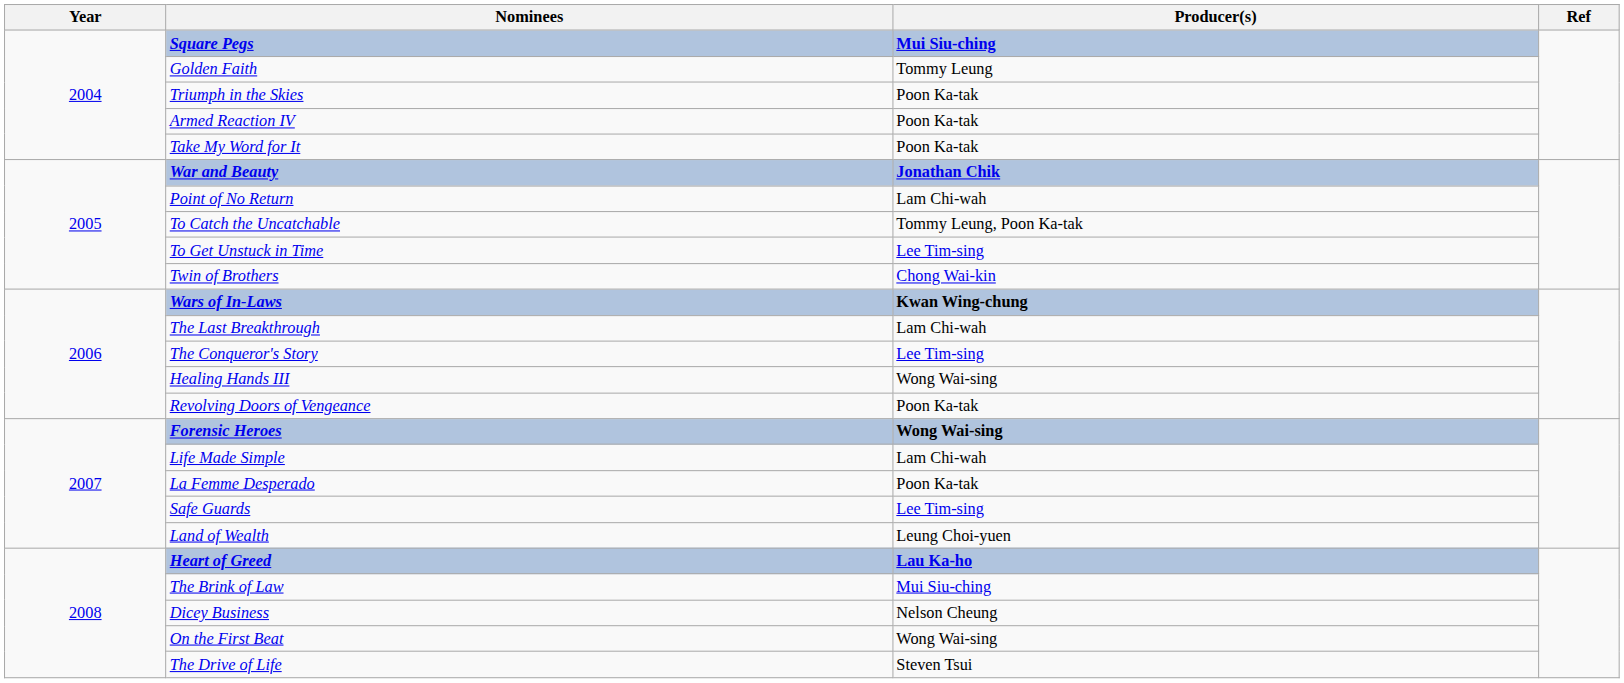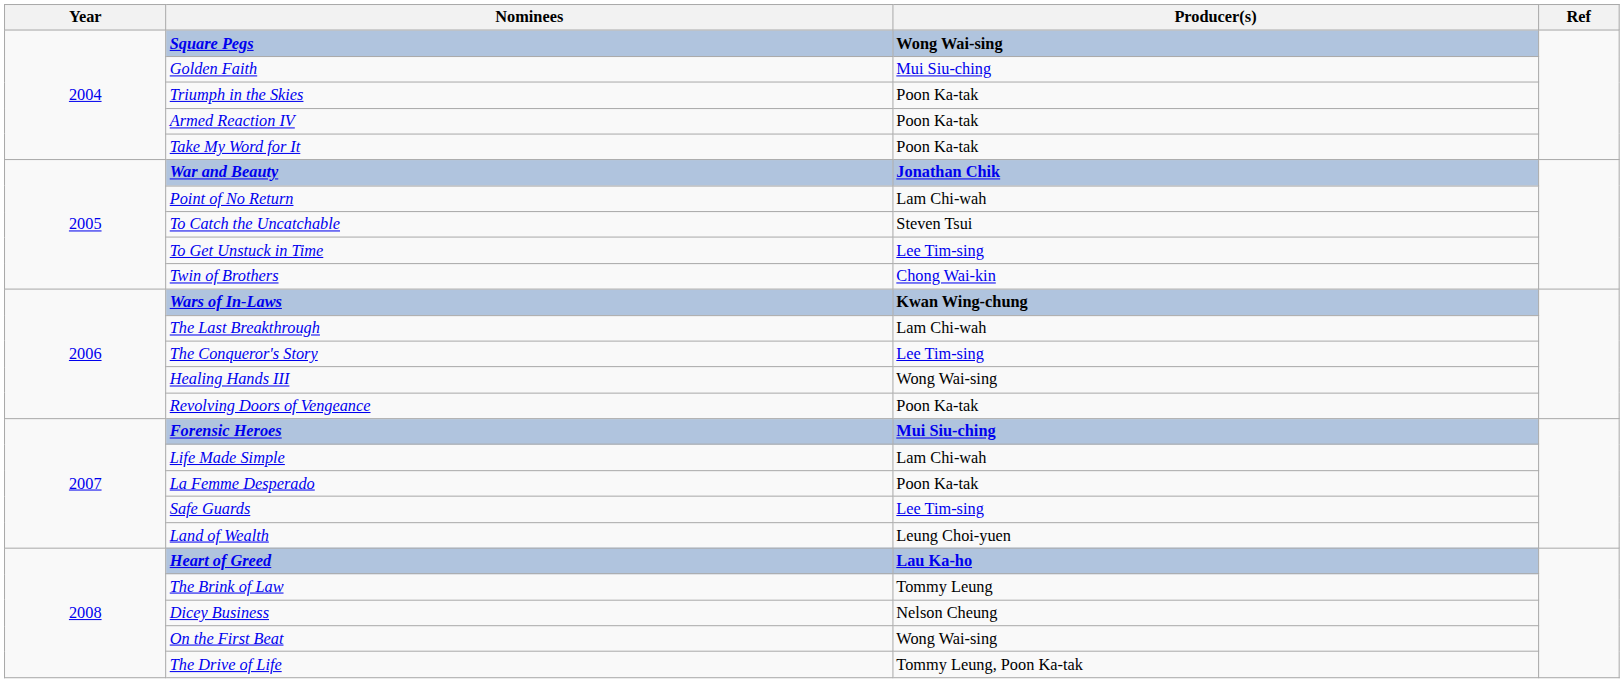(946, 43) Mui Siu-ching -> (949, 43) Wong Wai-sing
(944, 69) Tommy Leung -> (944, 69) Mui Siu-ching
(990, 224) Tommy Leung, Poon Ka-tak -> (934, 224) Steven Tsui
(949, 431) Wong Wai-sing -> (946, 431) Mui Siu-ching
(944, 586) Mui Siu-ching -> (944, 586) Tommy Leung
(934, 664) Steven Tsui -> (990, 664) Tommy Leung, Poon Ka-tak
